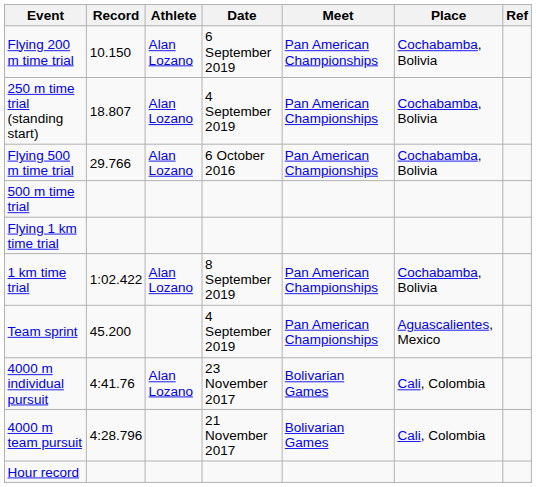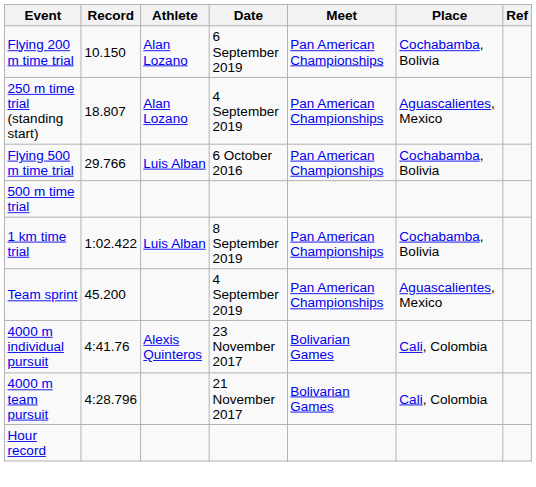(440, 111) Cochabamba, Bolivia -> (447, 111) Aguascalientes, Mexico
(171, 163) Alan Lozano -> (175, 163) Luis Alban
- row: (42, 236)
(171, 280) Alan Lozano -> (175, 243) Luis Alban
(171, 383) Alan Lozano -> (173, 347) Alexis Quinteros
